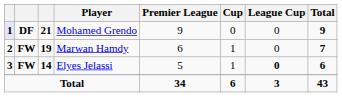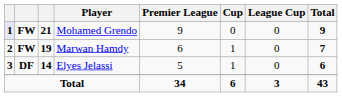(26, 30) DF -> (26, 30) FW
(26, 65) FW -> (26, 65) DF
(277, 65) bold -> (277, 65) normal
